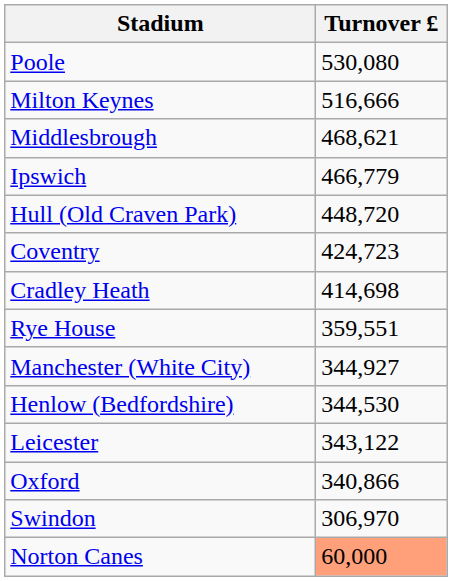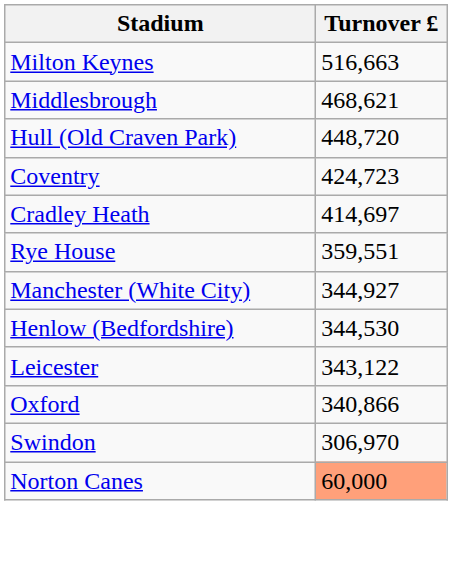- row: (38, 61)
(360, 99) 516,666 -> (360, 61) 516,663
- row: (48, 175)
(360, 289) 414,698 -> (360, 213) 414,697
